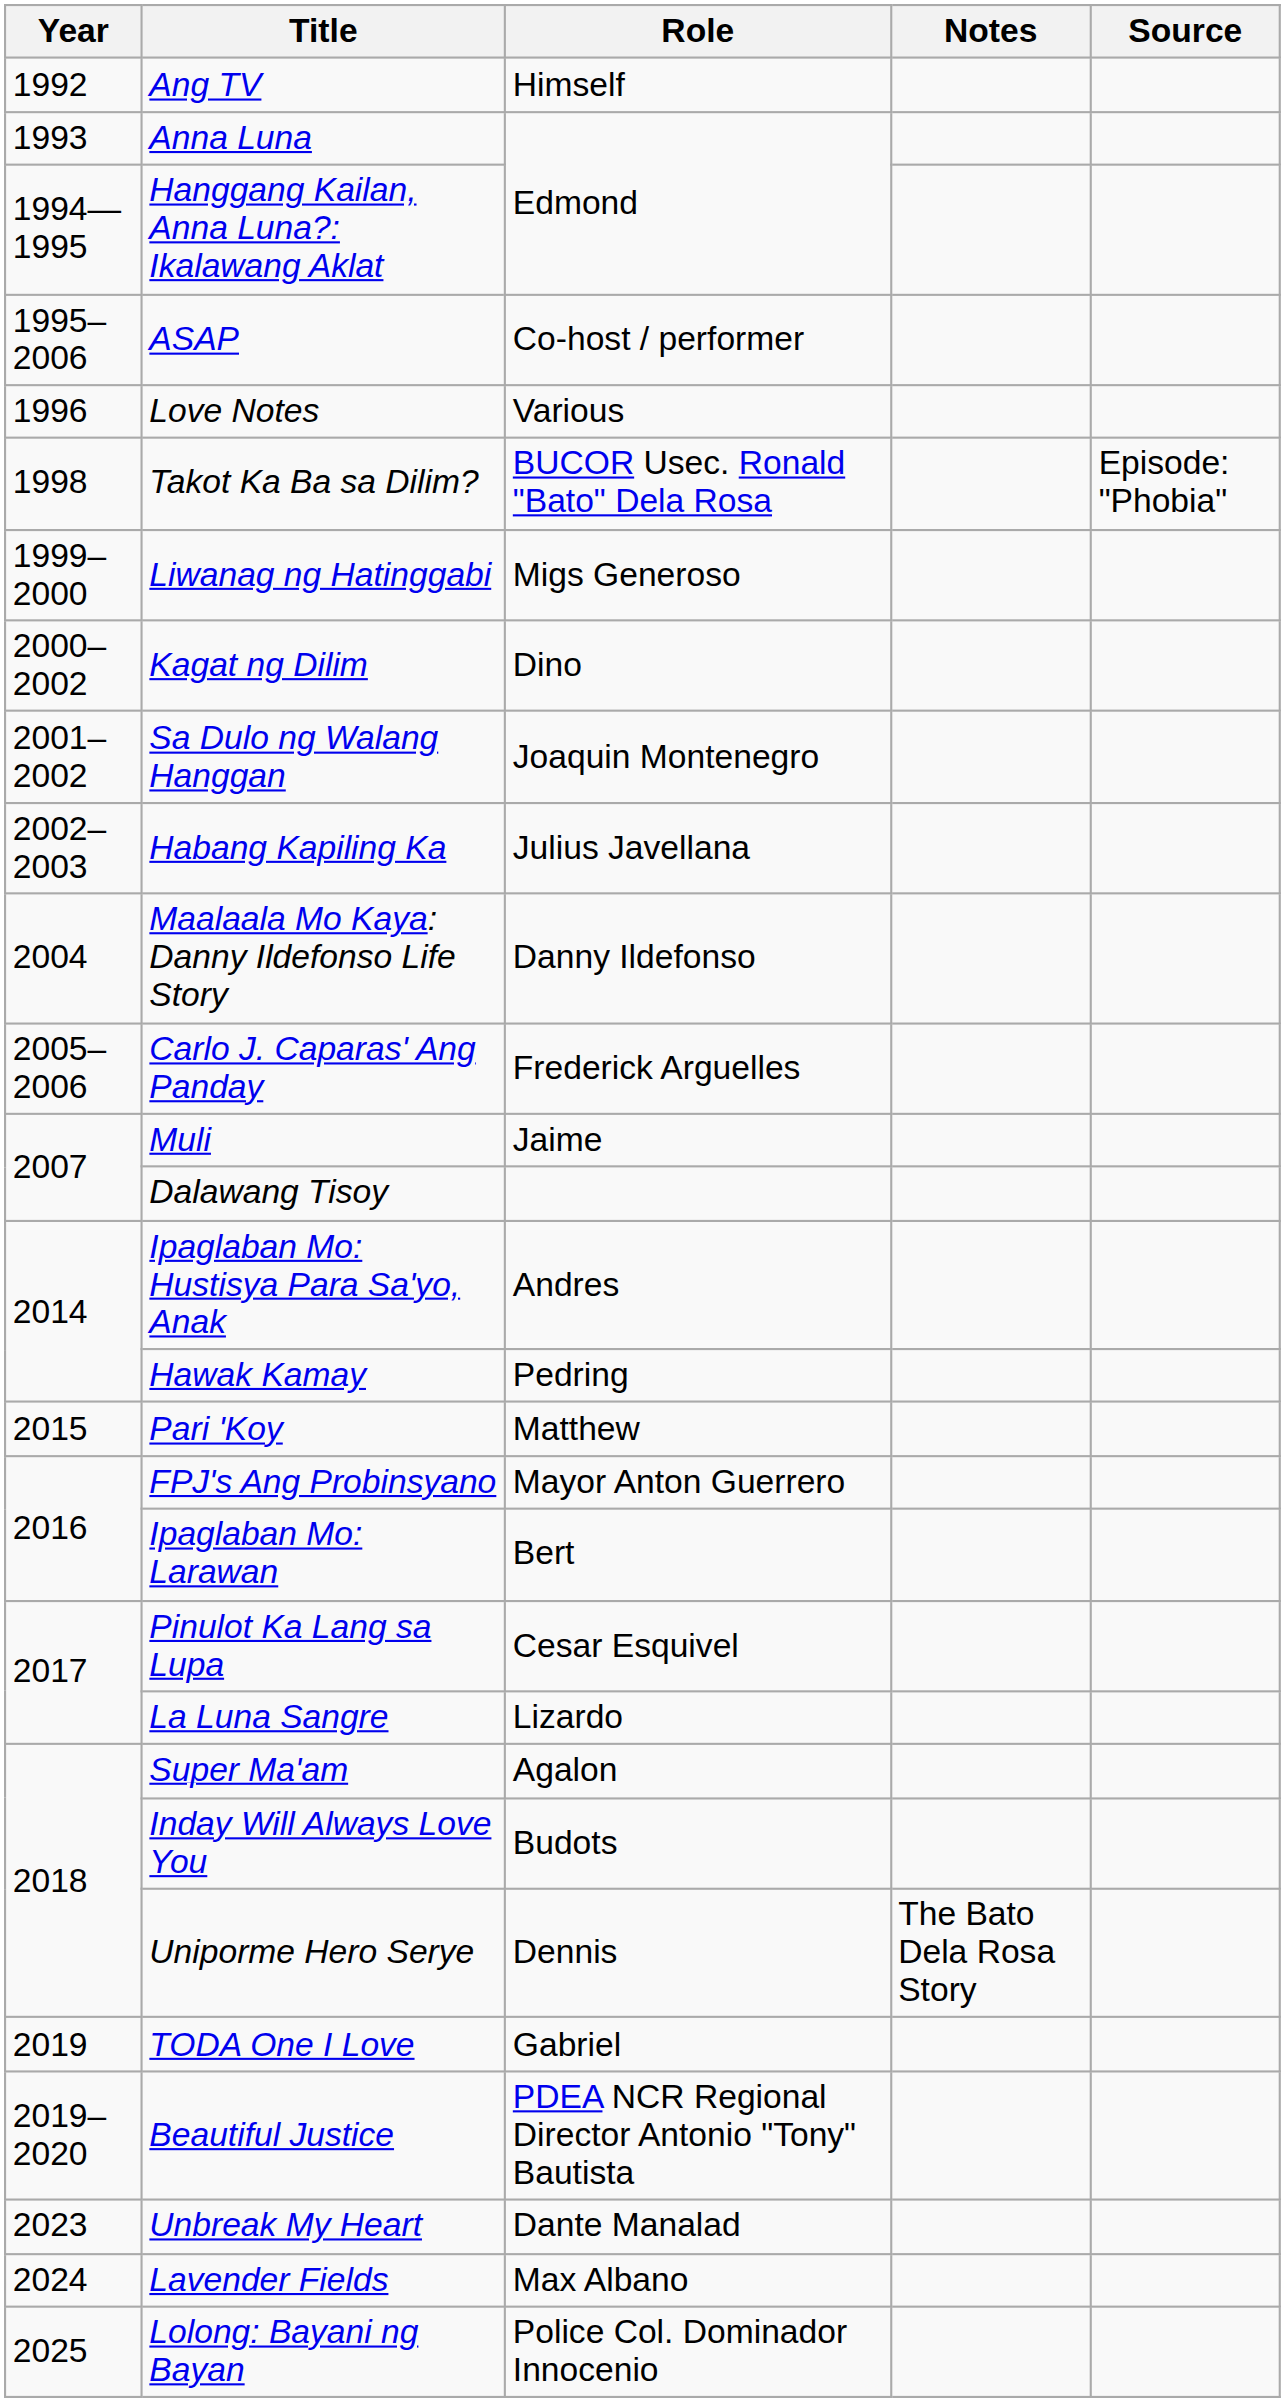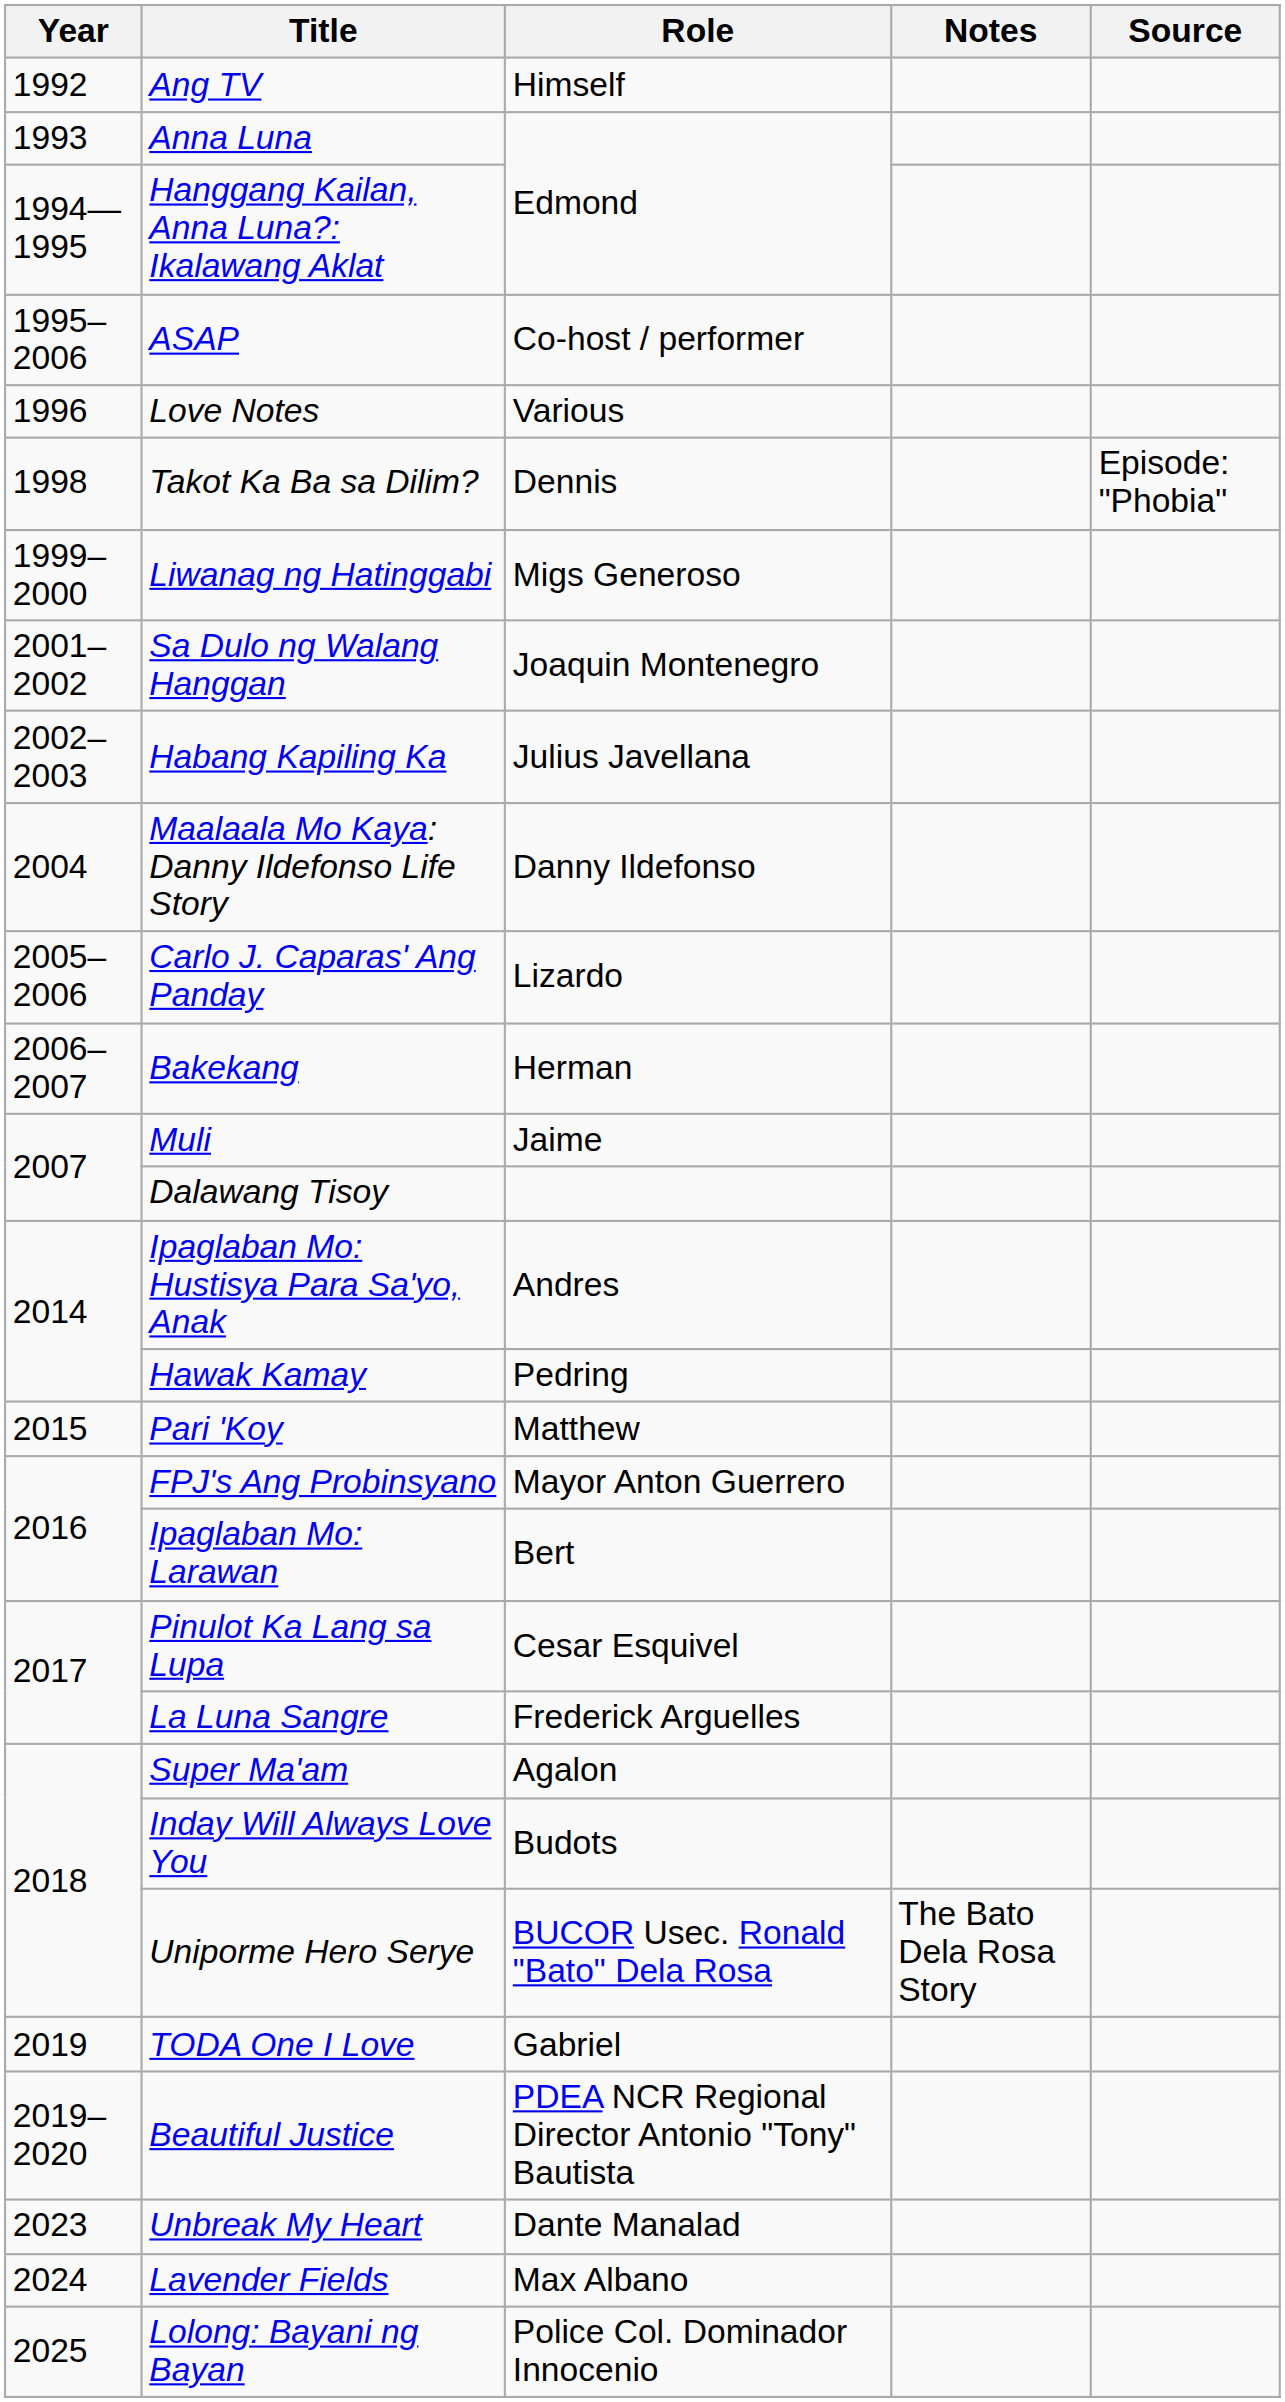(679, 483) BUCOR Usec. Ronald "Bato" Dela Rosa -> (565, 483) Dennis
- row: (259, 665)
(657, 1067) Frederick Arguelles -> (568, 976) Lizardo
+ row: (224, 1067)
(568, 1717) Lizardo -> (657, 1717) Frederick Arguelles
(565, 1952) Dennis -> (679, 1952) BUCOR Usec. Ronald "Bato" Dela Rosa
